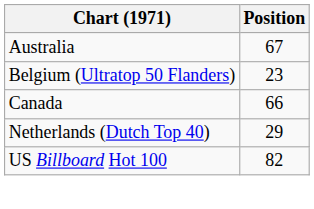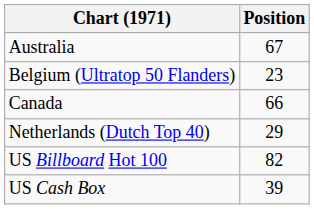+ row: (57, 189)
